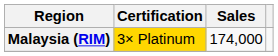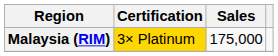(236, 39) 174,000 -> (236, 39) 175,000
